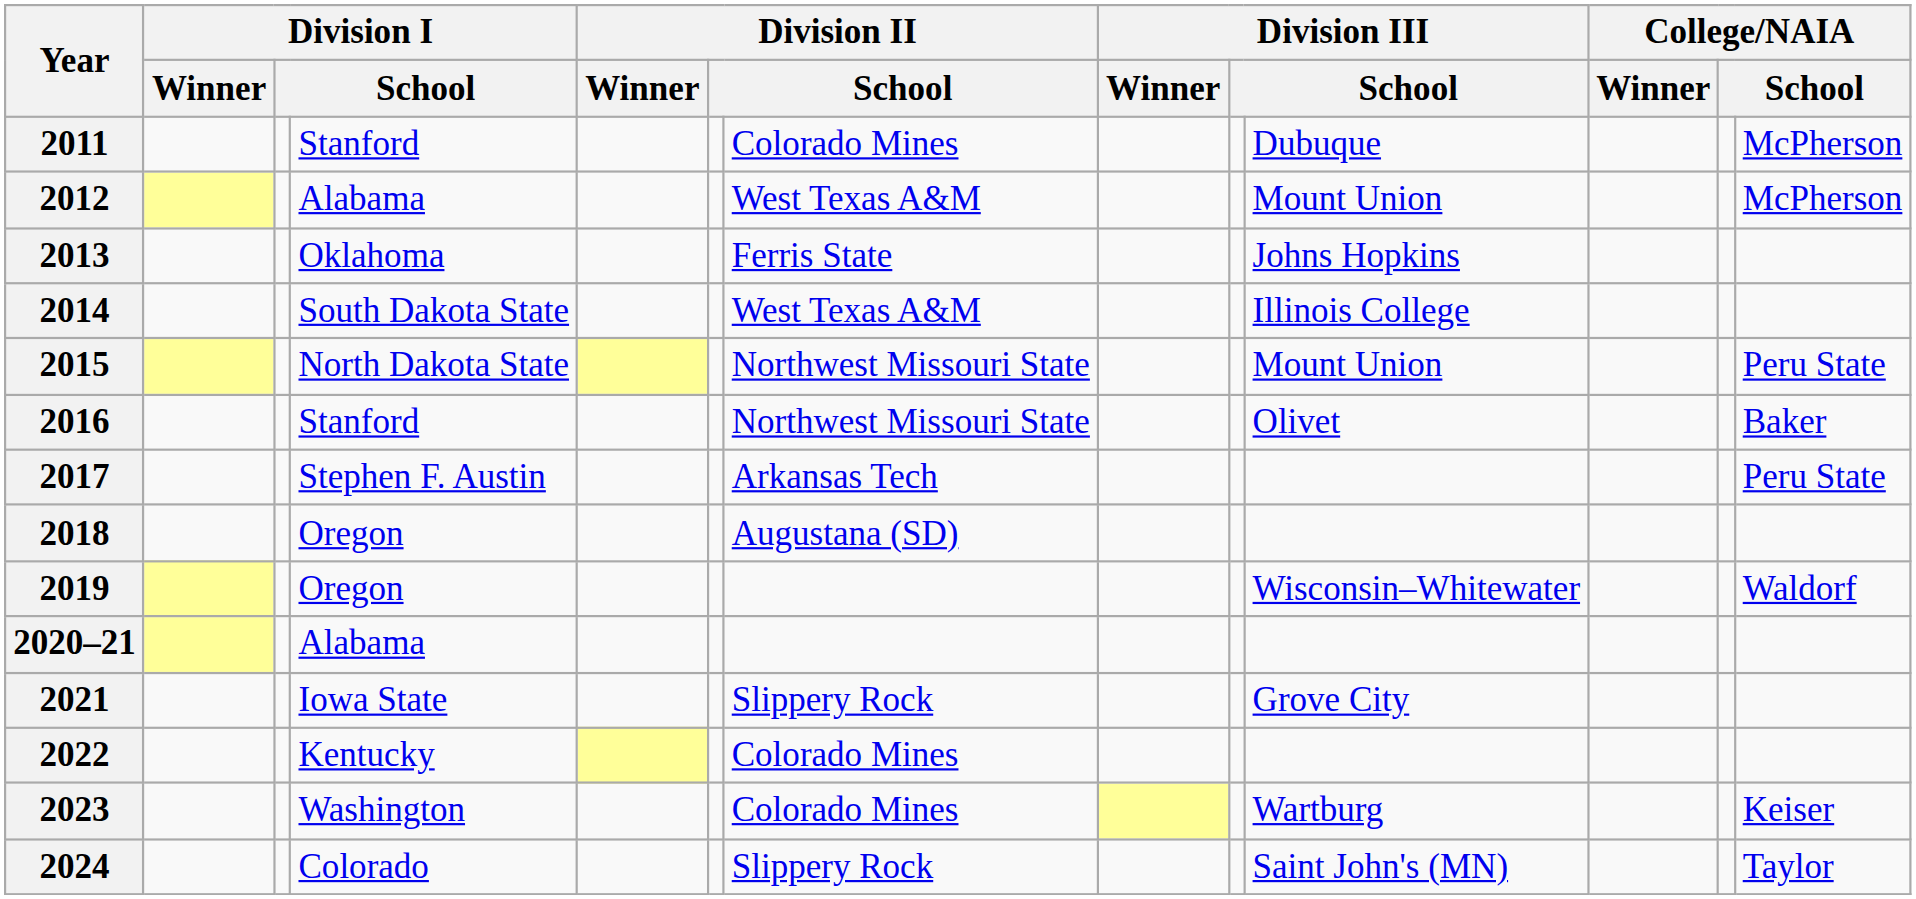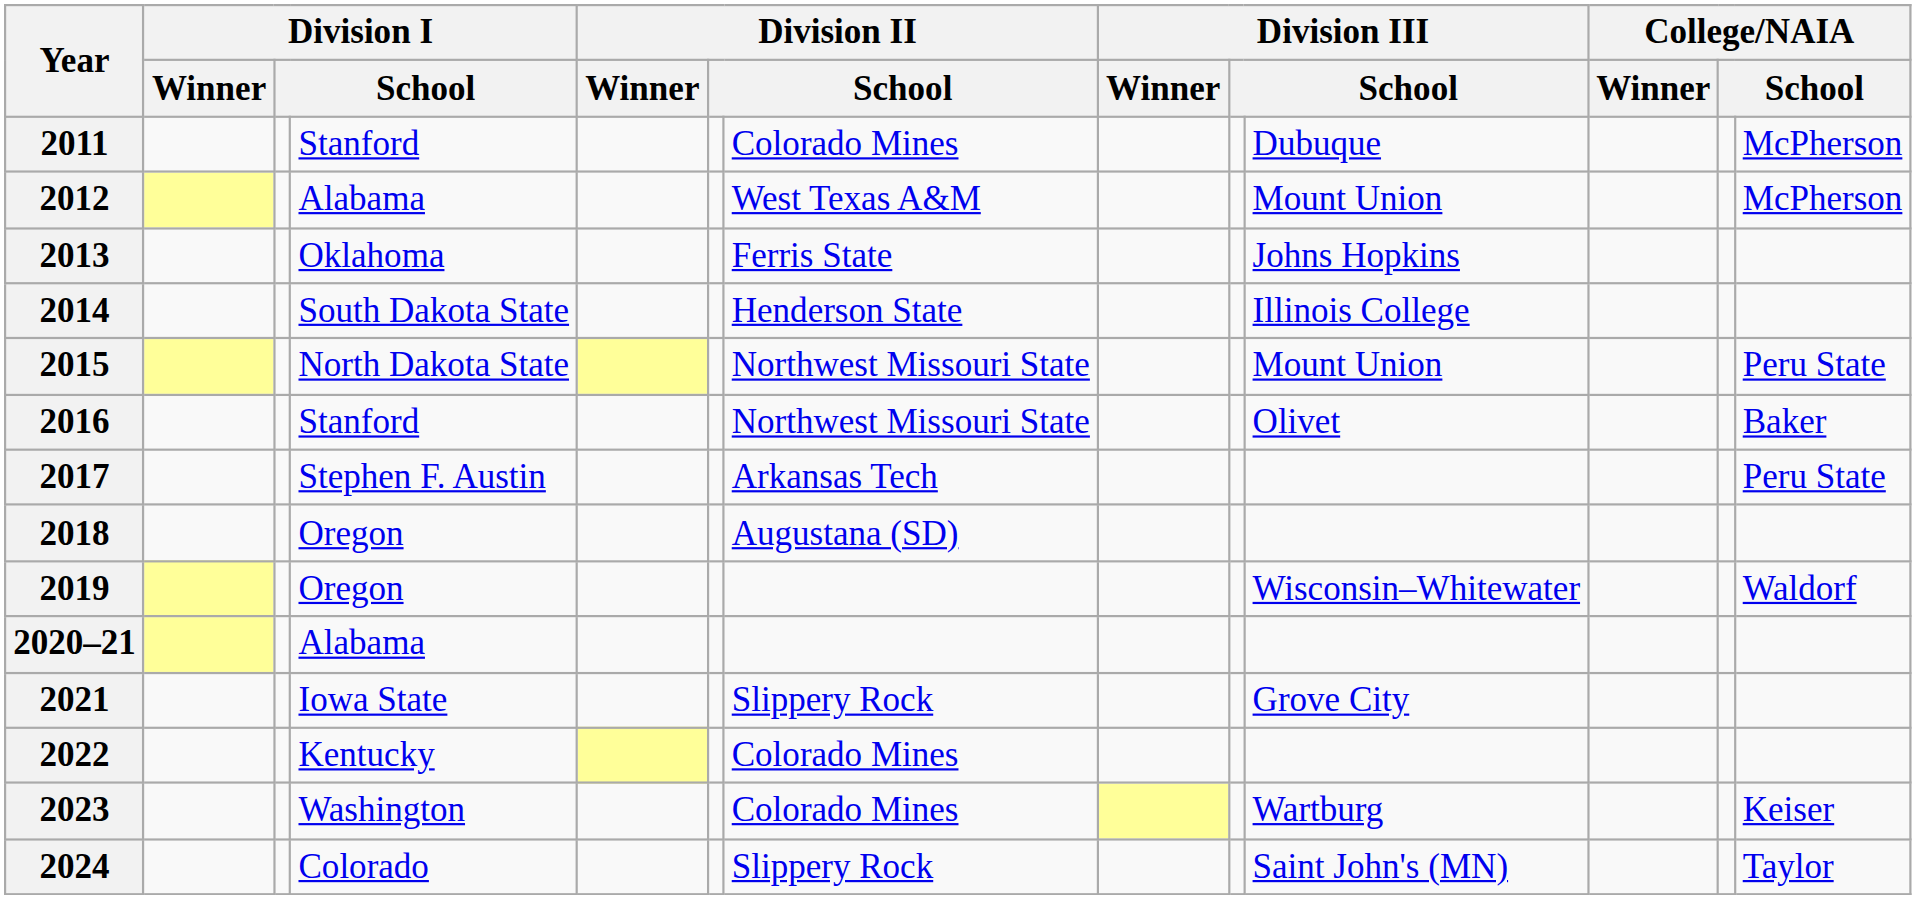(856, 310) West Texas A&M -> (847, 310) Henderson State
